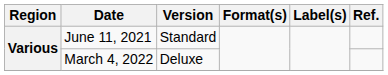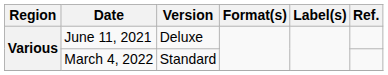(188, 37) Standard -> (181, 37) Deluxe
(181, 59) Deluxe -> (188, 59) Standard
